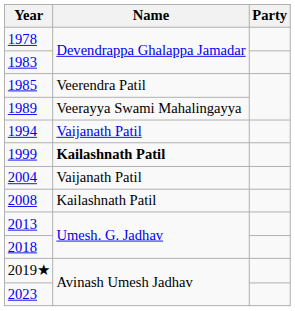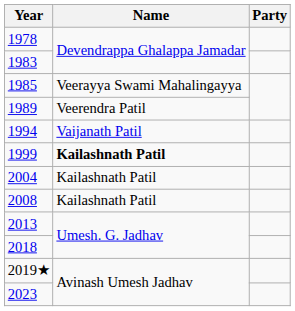(101, 85) Veerendra Patil -> (149, 85) Veerayya Swami Mahalingayya
(149, 108) Veerayya Swami Mahalingayya -> (101, 108) Veerendra Patil
(99, 177) Vaijanath Patil -> (106, 177) Kailashnath Patil
